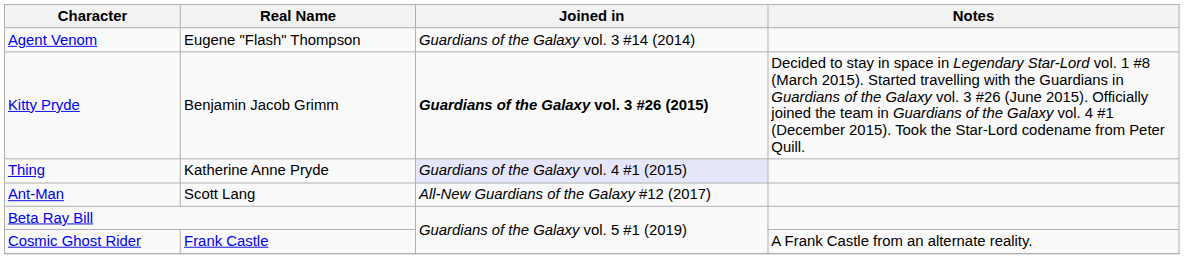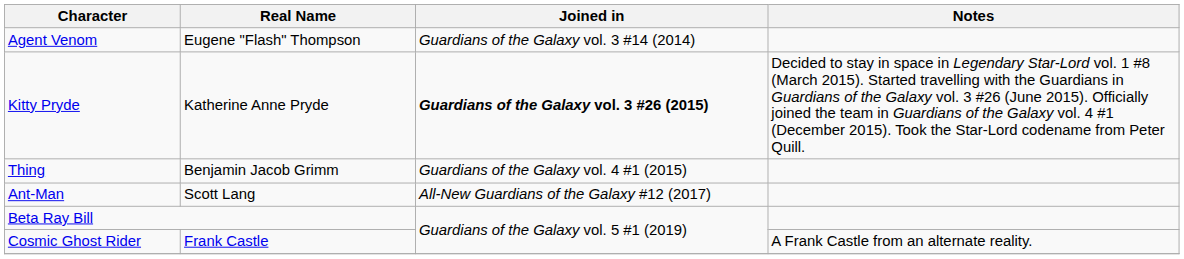(261, 105) Benjamin Jacob Grimm -> (256, 105) Katherine Anne Pryde
(256, 170) Katherine Anne Pryde -> (261, 170) Benjamin Jacob Grimm
(553, 170) lavender background -> (553, 170) no background
